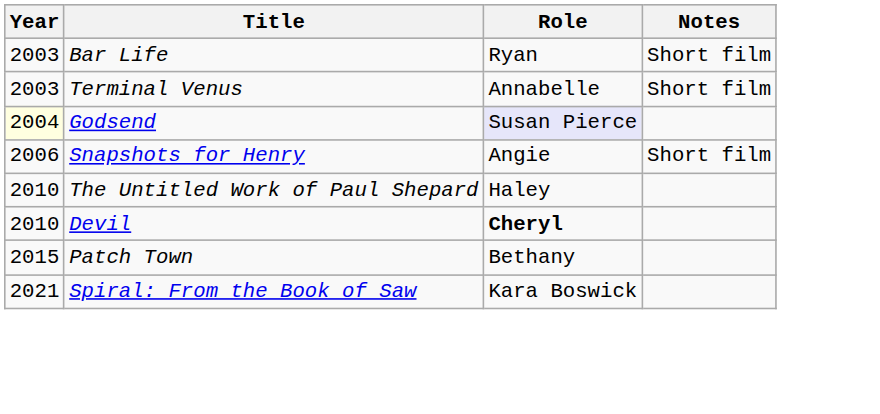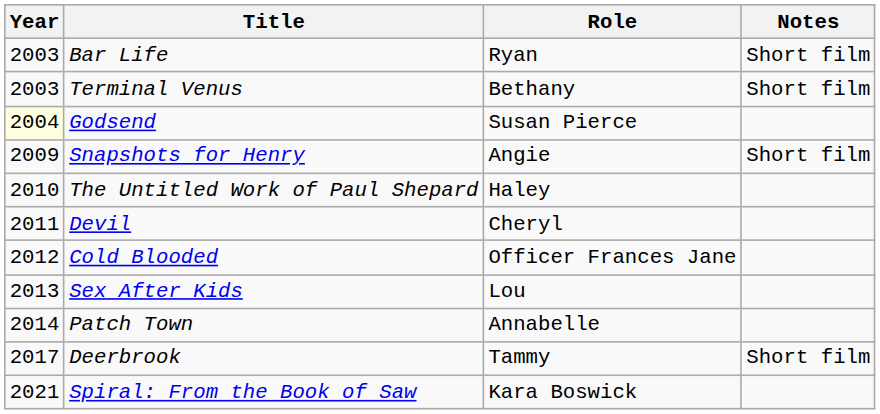(544, 89) Annabelle -> (532, 89) Bethany
(563, 123) lavender background -> (563, 123) no background
(35, 156) 2006 -> (35, 156) 2009
(35, 224) 2010 -> (35, 224) 2011
(526, 224) bold -> (526, 224) normal
+ row: (144, 257)
+ row: (156, 291)
(35, 257) 2015 -> (35, 325) 2014
(532, 257) Bethany -> (544, 325) Annabelle
+ row: (125, 359)
